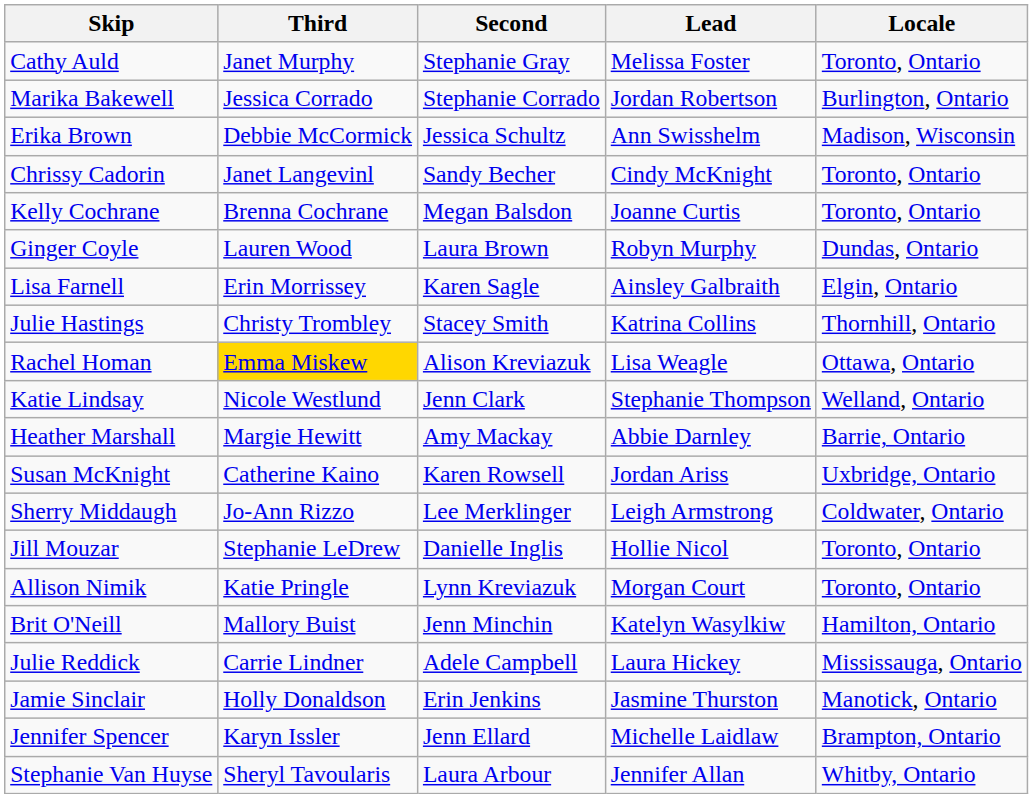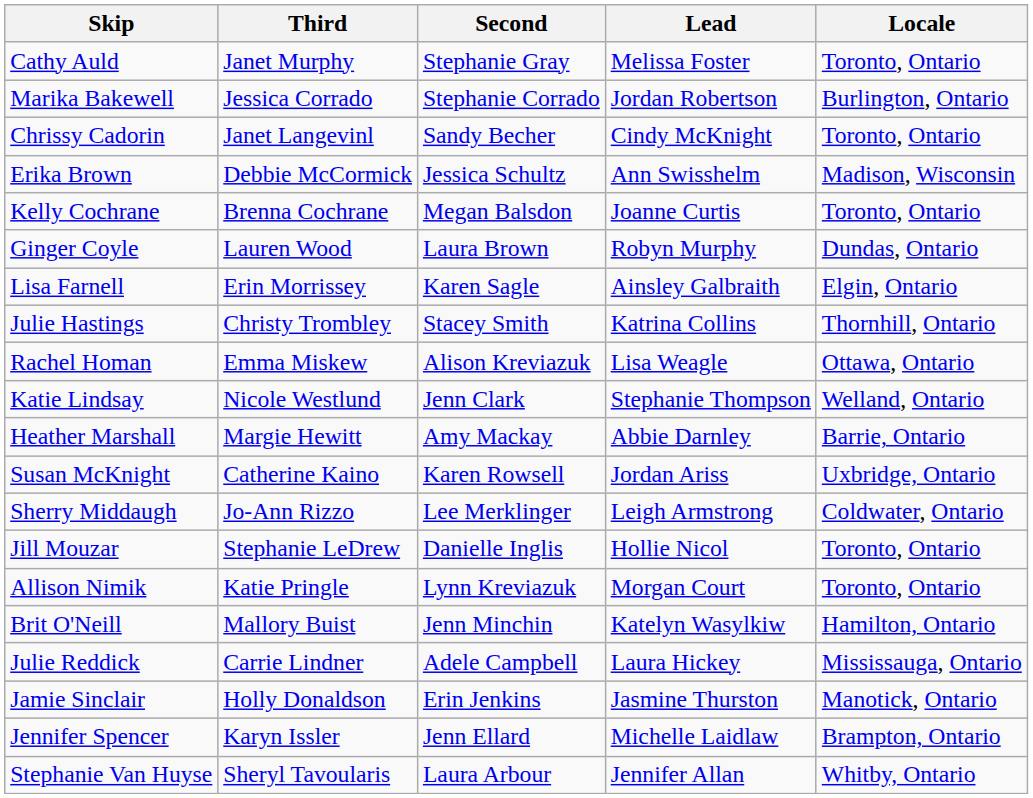rows swapped: (71, 135) <-> (87, 173)
(295, 361) gold background -> (295, 361) no background
